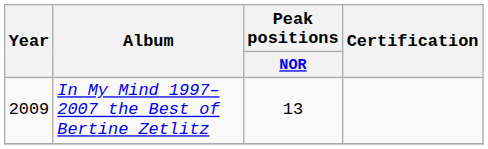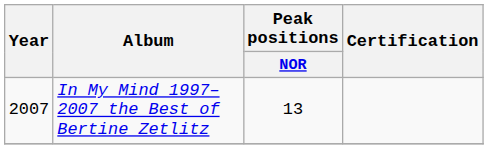(29, 111) 2009 -> (29, 111) 2007
